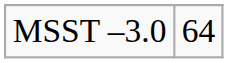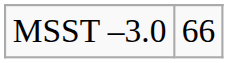(199, 31) 64 -> (199, 31) 66
